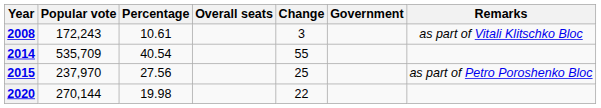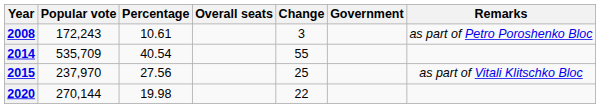(501, 34) as part of Vitali Klitschko Bloc -> (501, 34) as part of Petro Poroshenko Bloc
(501, 73) as part of Petro Poroshenko Bloc -> (501, 73) as part of Vitali Klitschko Bloc
